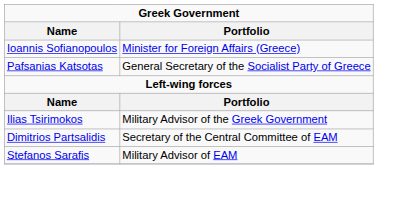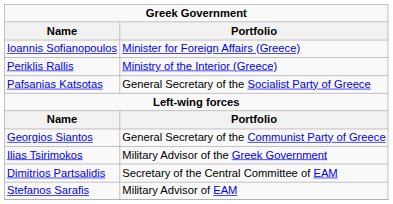+ row: (40, 66)
+ row: (50, 137)
